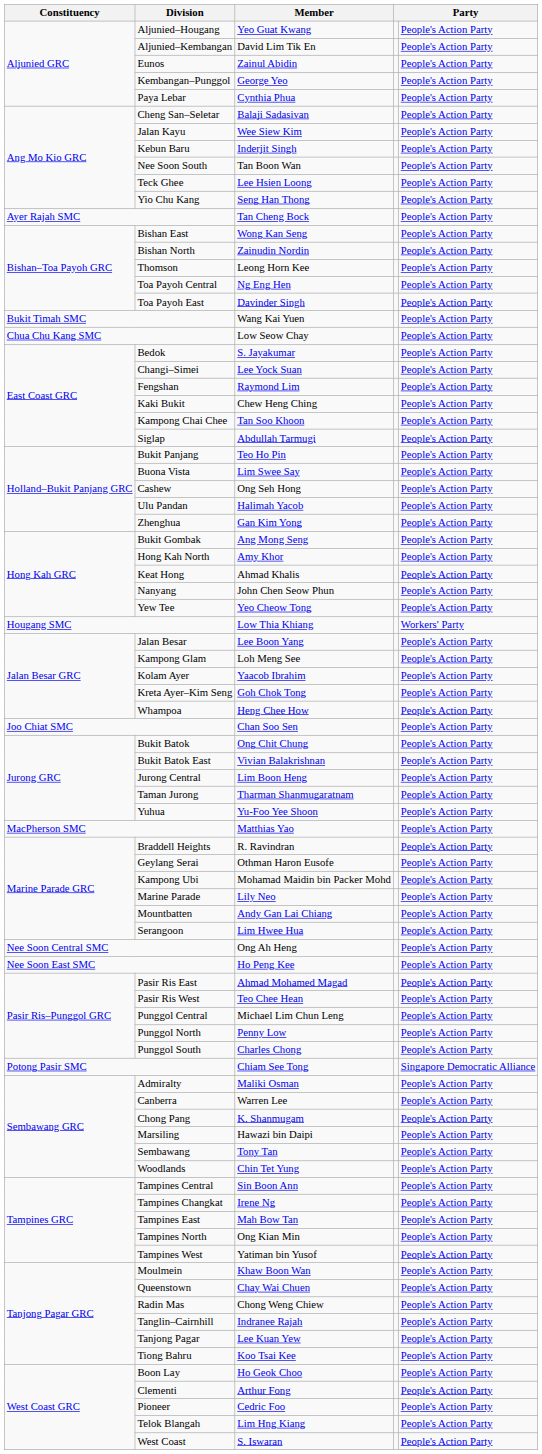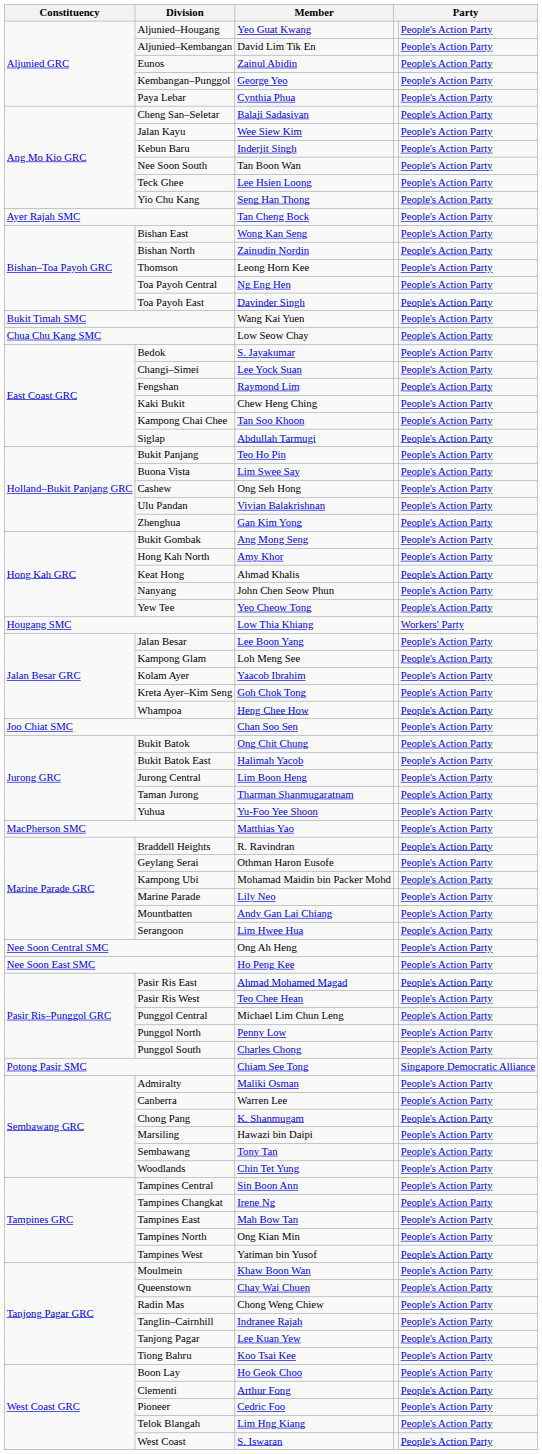(270, 506) Halimah Yacob -> (281, 506) Vivian Balakrishnan
(281, 761) Vivian Balakrishnan -> (270, 761) Halimah Yacob
